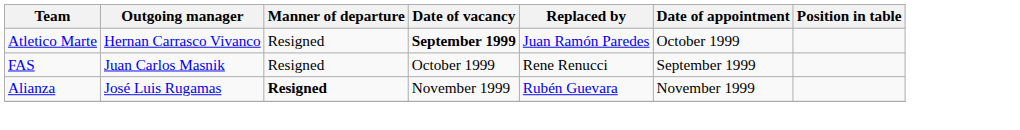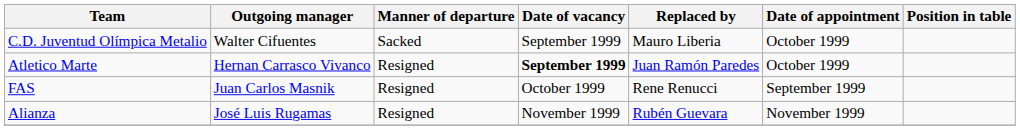+ row: (107, 40)
(297, 88) bold -> (406, 112) normal
